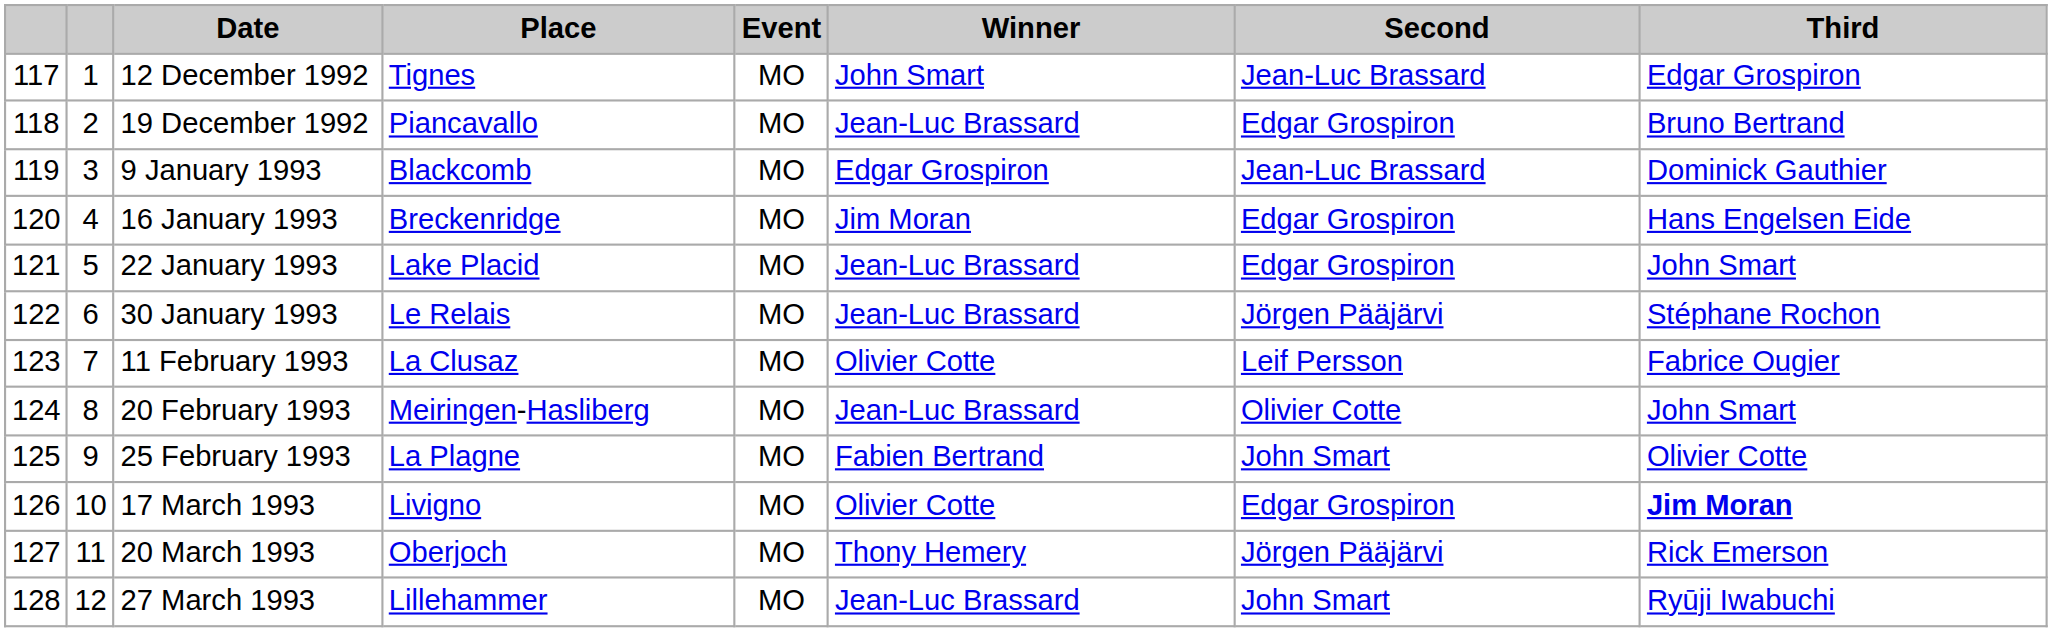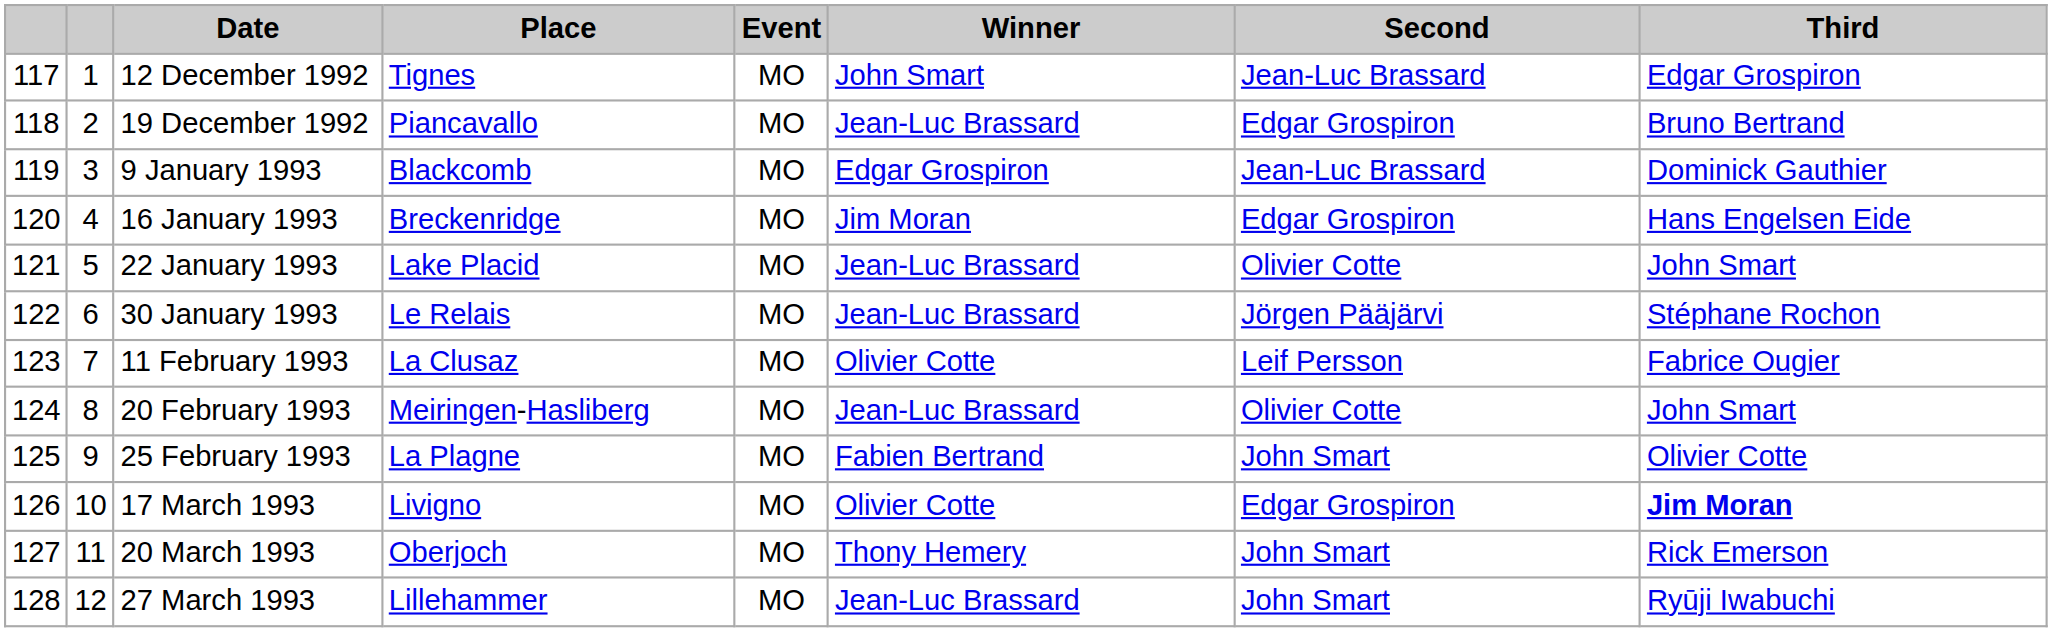(1348, 266) Edgar Grospiron -> (1321, 266) Olivier Cotte
(1342, 552) Jörgen Pääjärvi -> (1315, 552) John Smart
